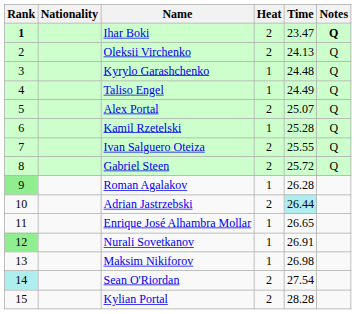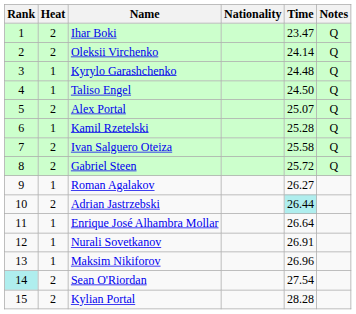columns swapped: (269, 14) <-> (69, 14)
(21, 33) bold -> (21, 33) normal
(334, 33) bold -> (334, 33) normal
(300, 52) 24.13 -> (300, 52) 24.14
(300, 90) 24.49 -> (300, 90) 24.50
(300, 147) 25.55 -> (300, 147) 25.58
(21, 185) lightgreen background -> (21, 185) no background
(300, 185) 26.28 -> (300, 185) 26.27
(300, 223) 26.65 -> (300, 223) 26.64
(21, 242) lightgreen background -> (21, 242) no background
(300, 261) 26.98 -> (300, 261) 26.96
